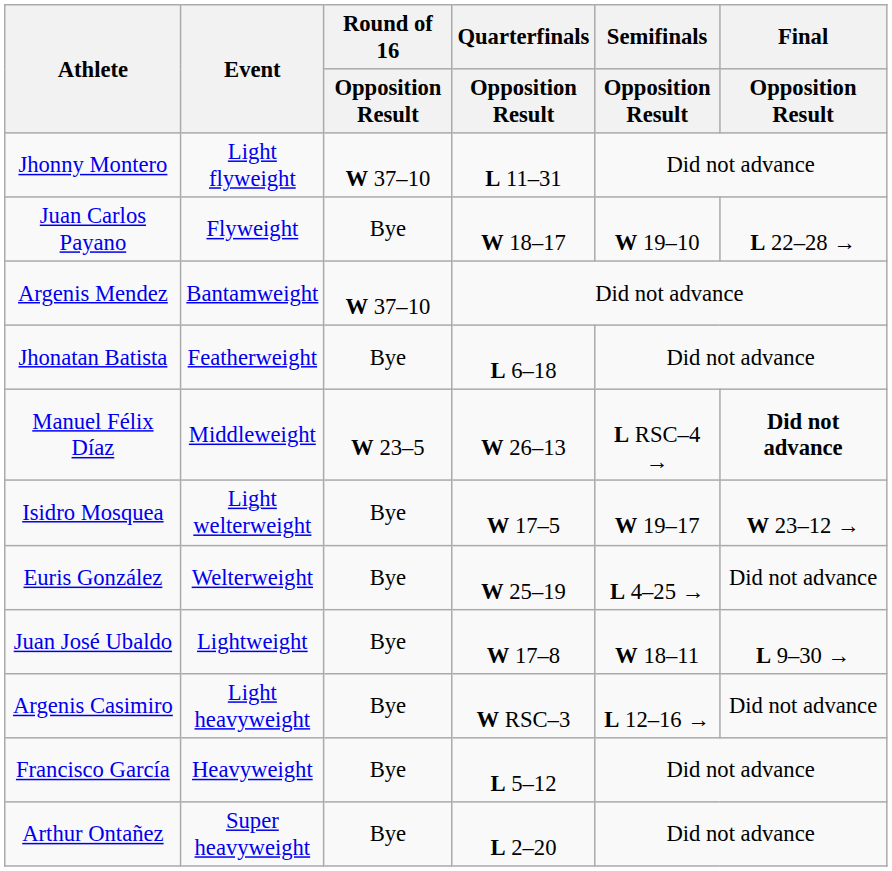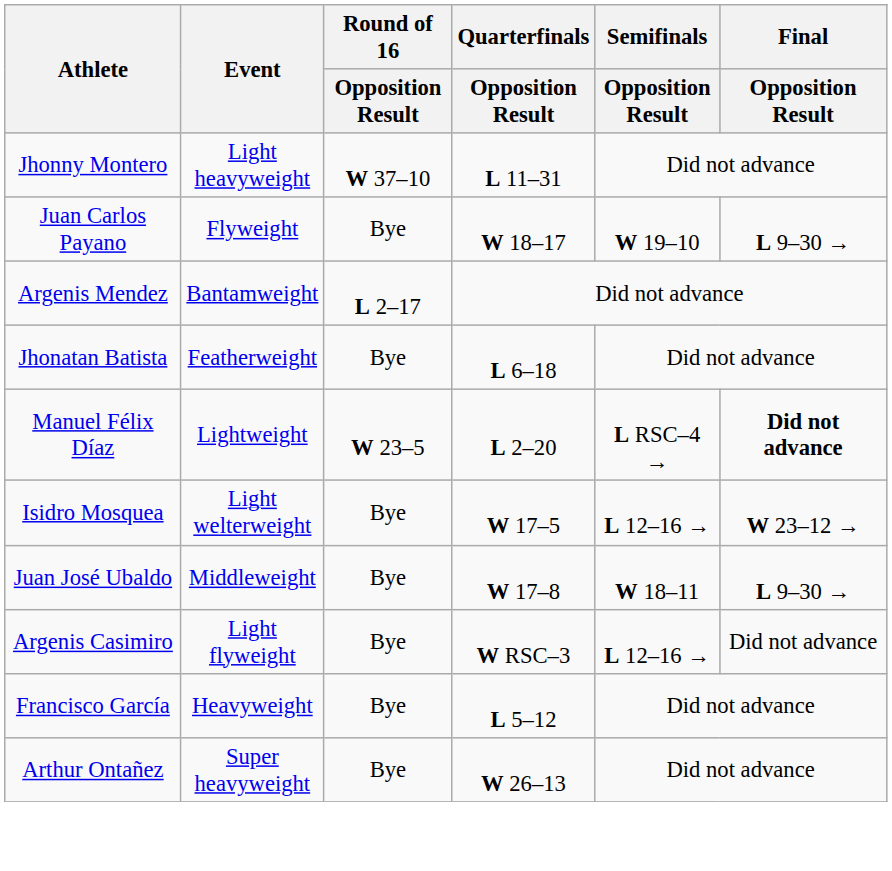(252, 165) Light flyweight -> (252, 165) Light heavyweight
(803, 242) L 22–28 → -> (803, 242) L 9–30 →
(388, 306) W 37–10 -> (388, 306) L 2–17
(252, 435) Middleweight -> (252, 435) Lightweight
(523, 448) W 26–13 -> (523, 448) L 2–20
(657, 526) W 19–17 -> (657, 526) L 12–16 →
- row: (93, 576)
(252, 641) Lightweight -> (252, 576) Middleweight
(252, 705) Light heavyweight -> (252, 641) Light flyweight
(523, 846) L 2–20 -> (523, 782) W 26–13
